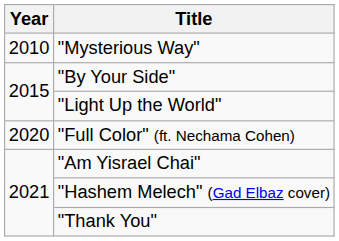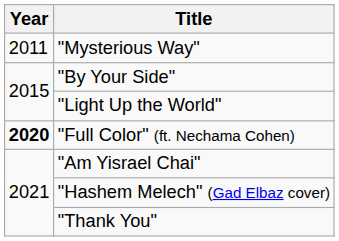(29, 47) 2010 -> (28, 47) 2011
(29, 134) normal -> (29, 134) bold
